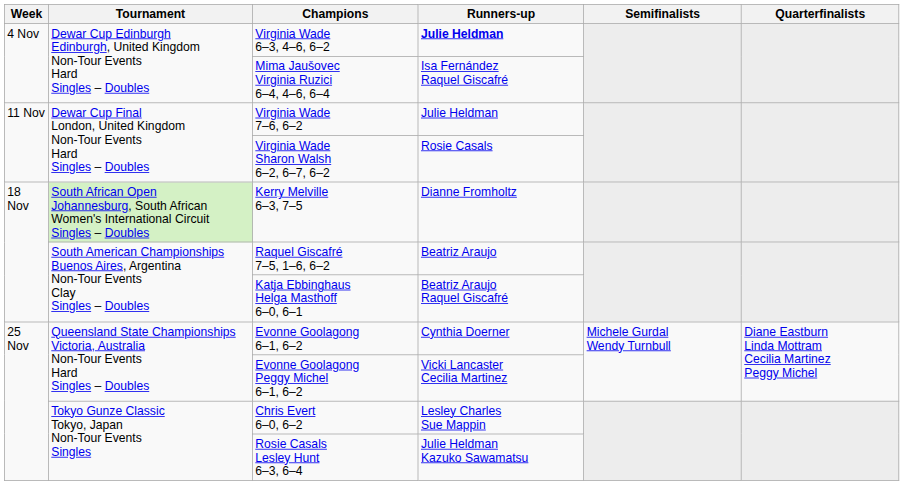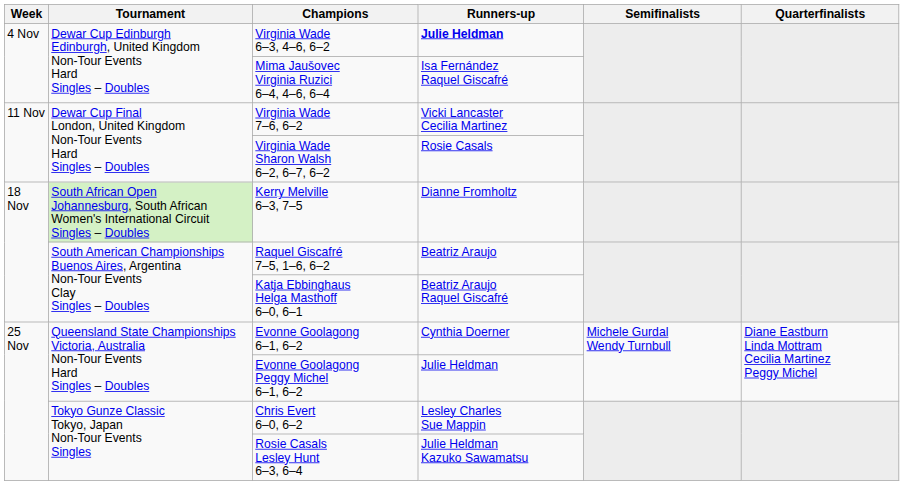(459, 113) Julie Heldman -> (464, 120) Vicki Lancaster Cecilia Martinez
(464, 371) Vicki Lancaster Cecilia Martinez -> (459, 364) Julie Heldman
